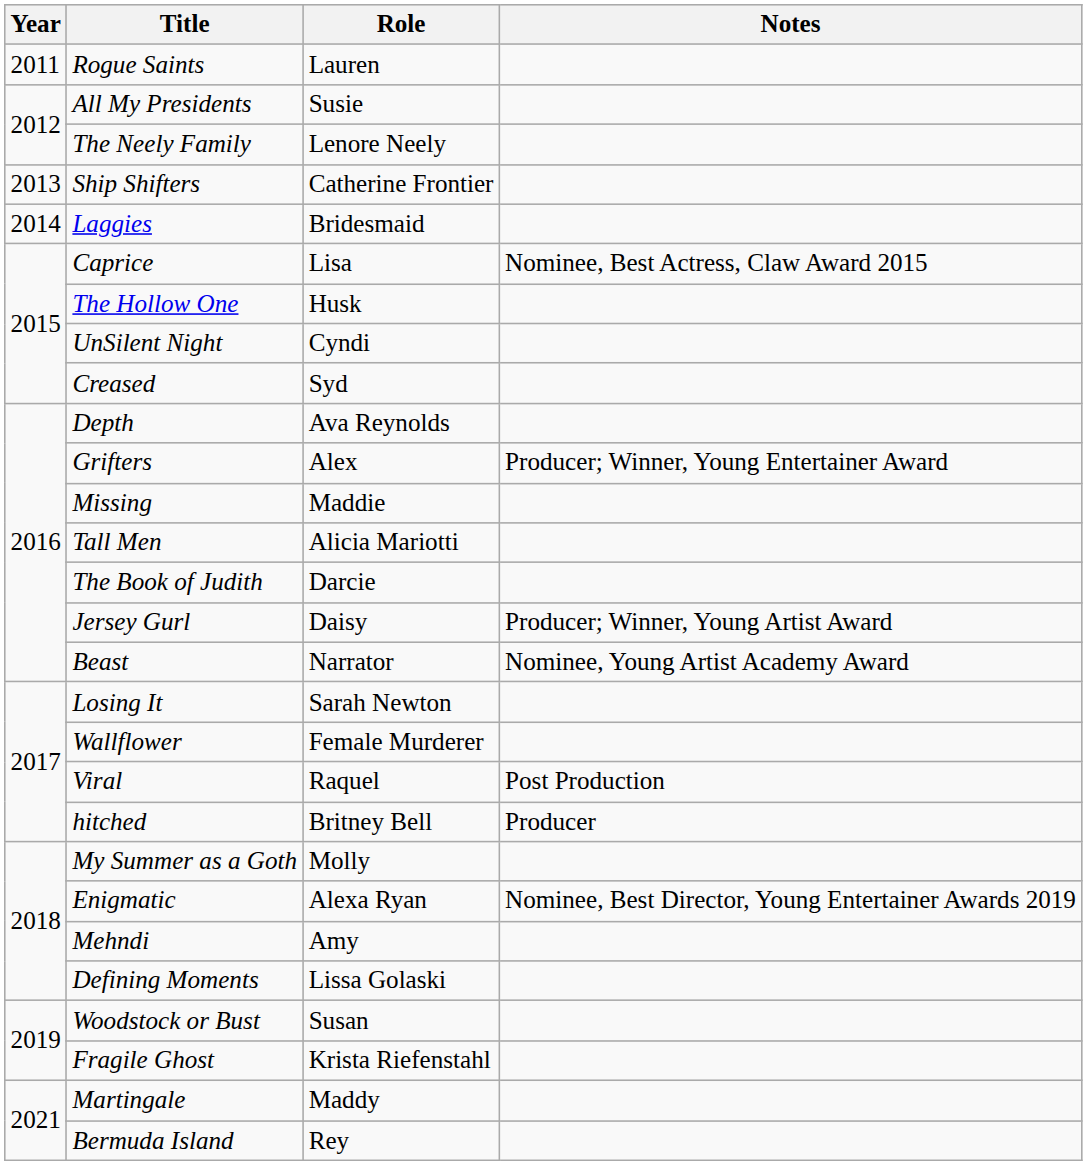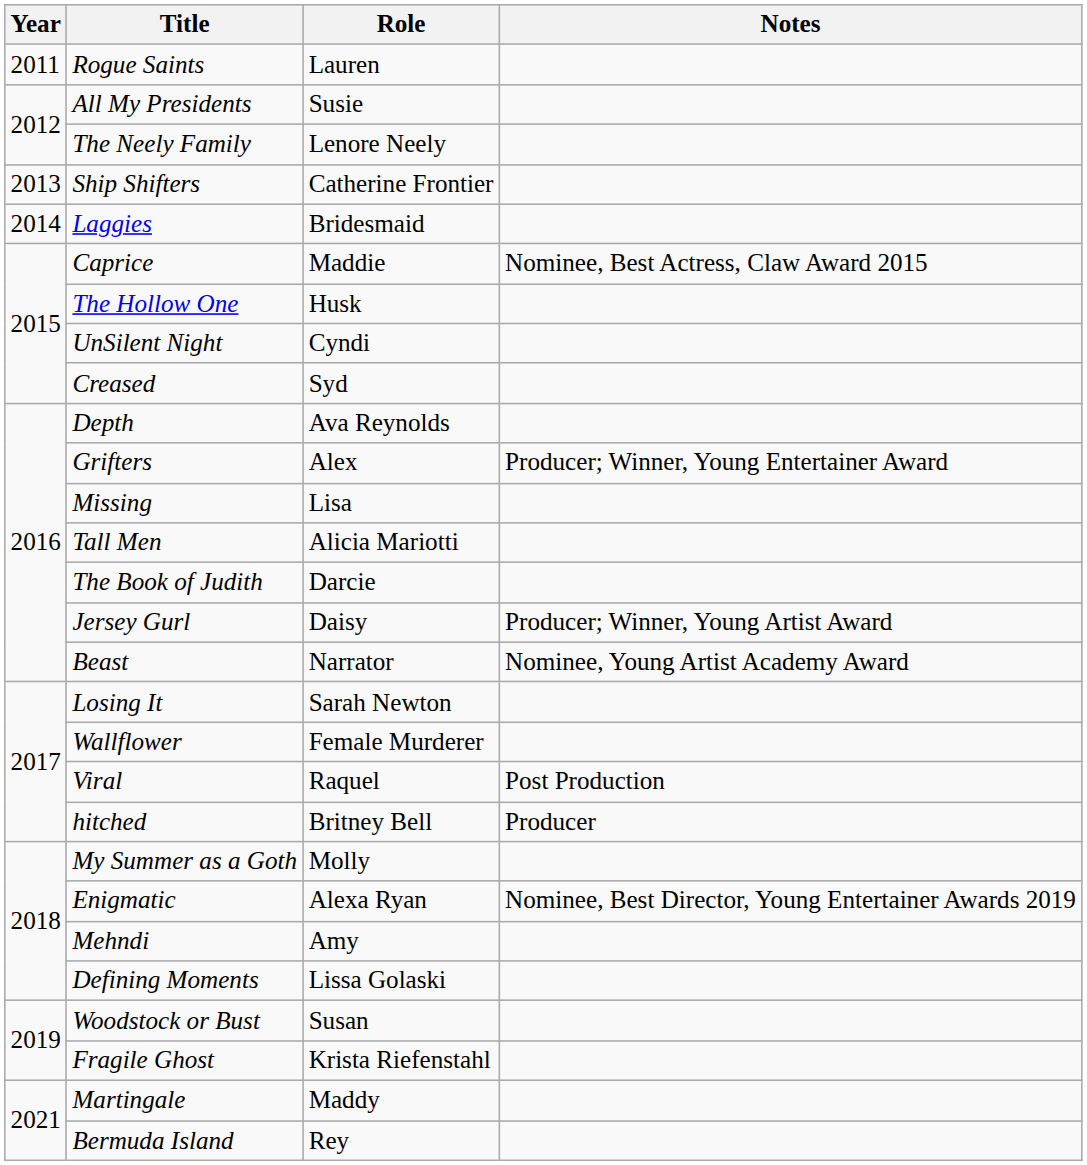(330, 263) Lisa -> (347, 263) Maddie
(347, 502) Maddie -> (330, 502) Lisa
